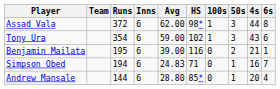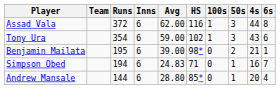(196, 24) 98* -> (196, 24) 116
(196, 51) 116 -> (196, 51) 98*
